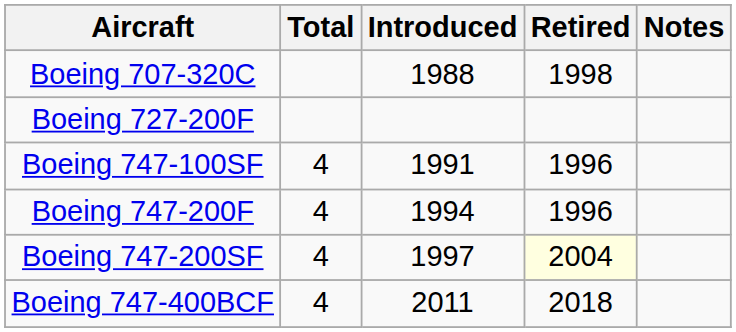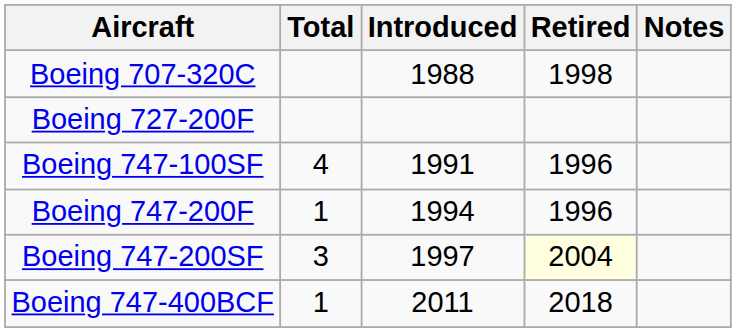(321, 211) 4 -> (321, 211) 1
(321, 257) 4 -> (321, 257) 3
(321, 303) 4 -> (321, 303) 1
